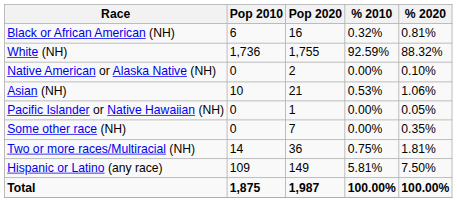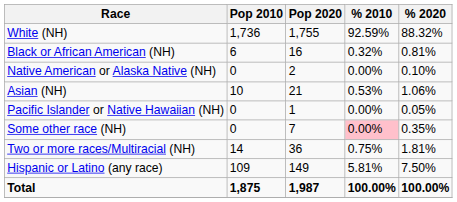rows swapped: (37, 52) <-> (91, 33)
(365, 129) no background -> (365, 129) pink background
